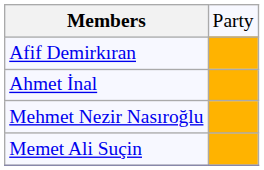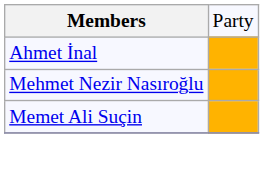- row: (73, 52)
